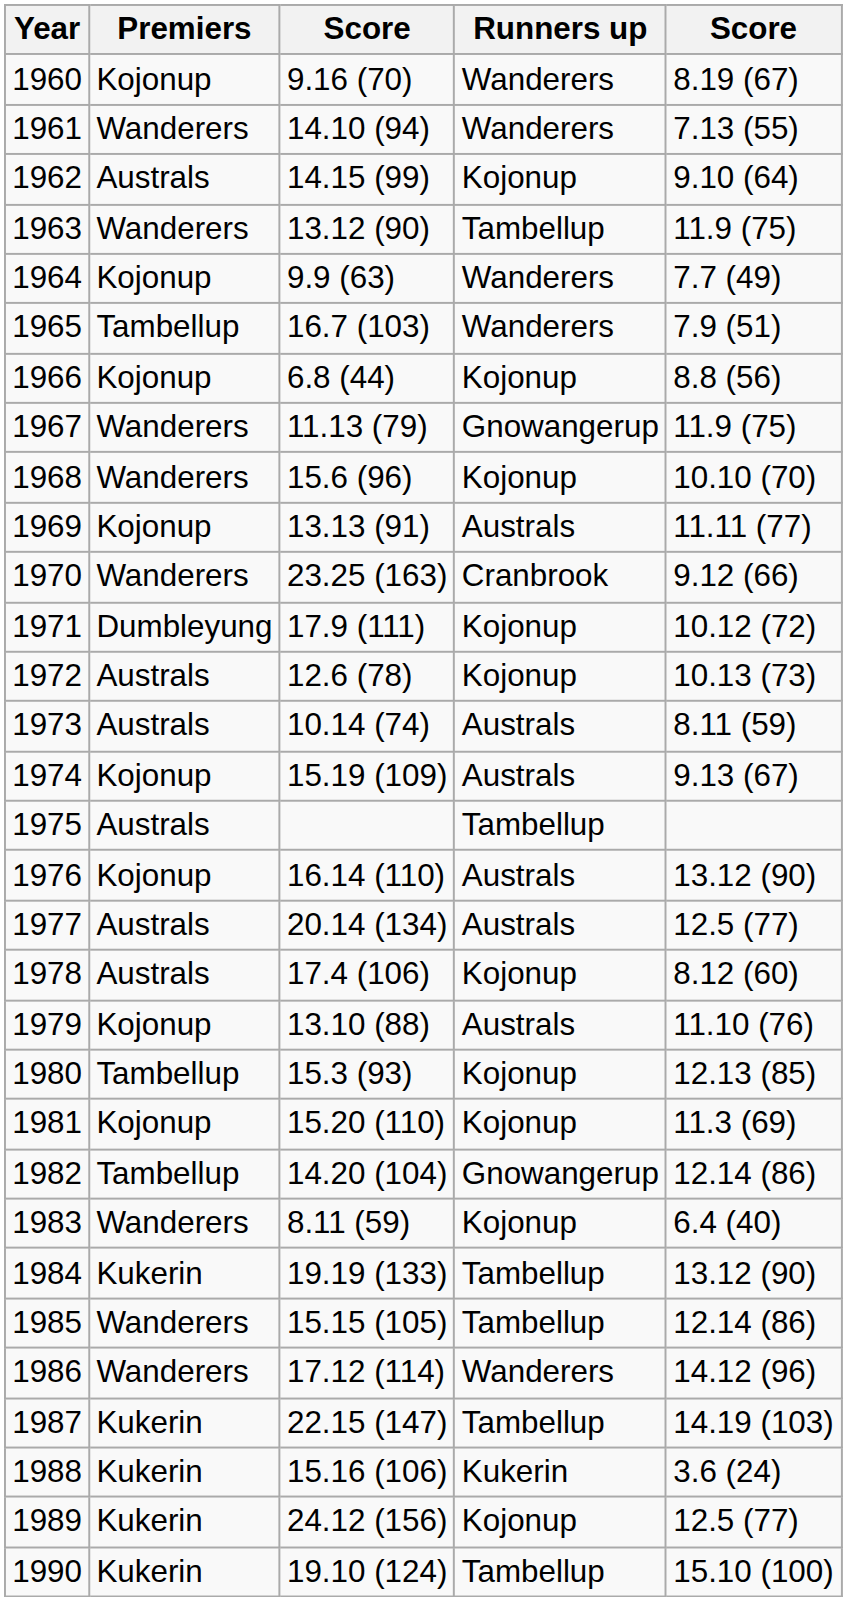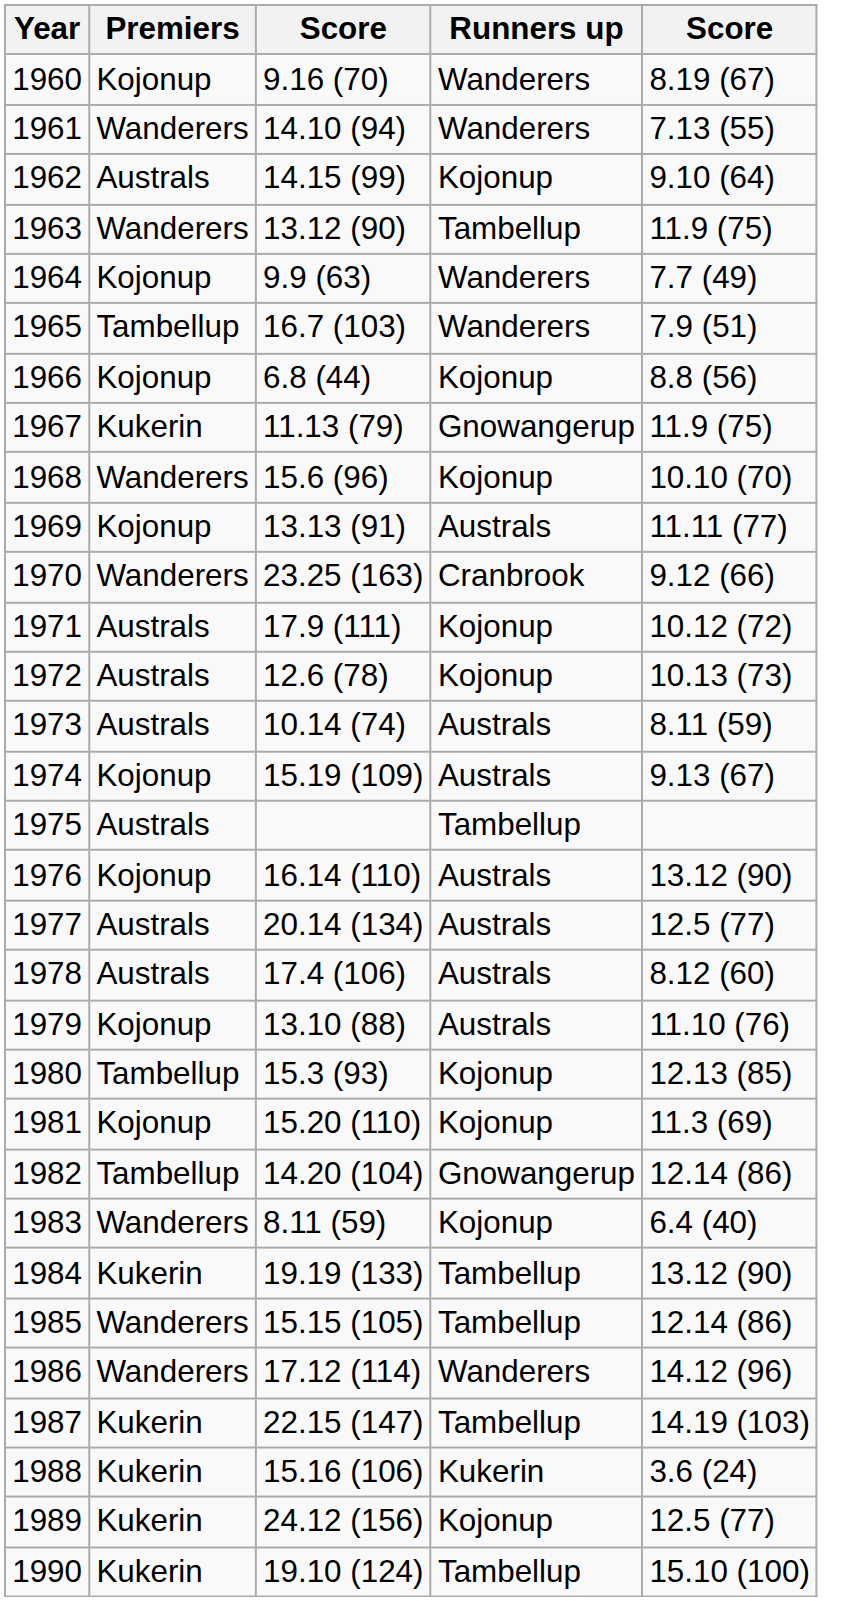(173, 427) Wanderers -> (150, 427) Kukerin
(184, 626) Dumbleyung -> (153, 626) Australs
(519, 974) Kojonup -> (495, 974) Australs
